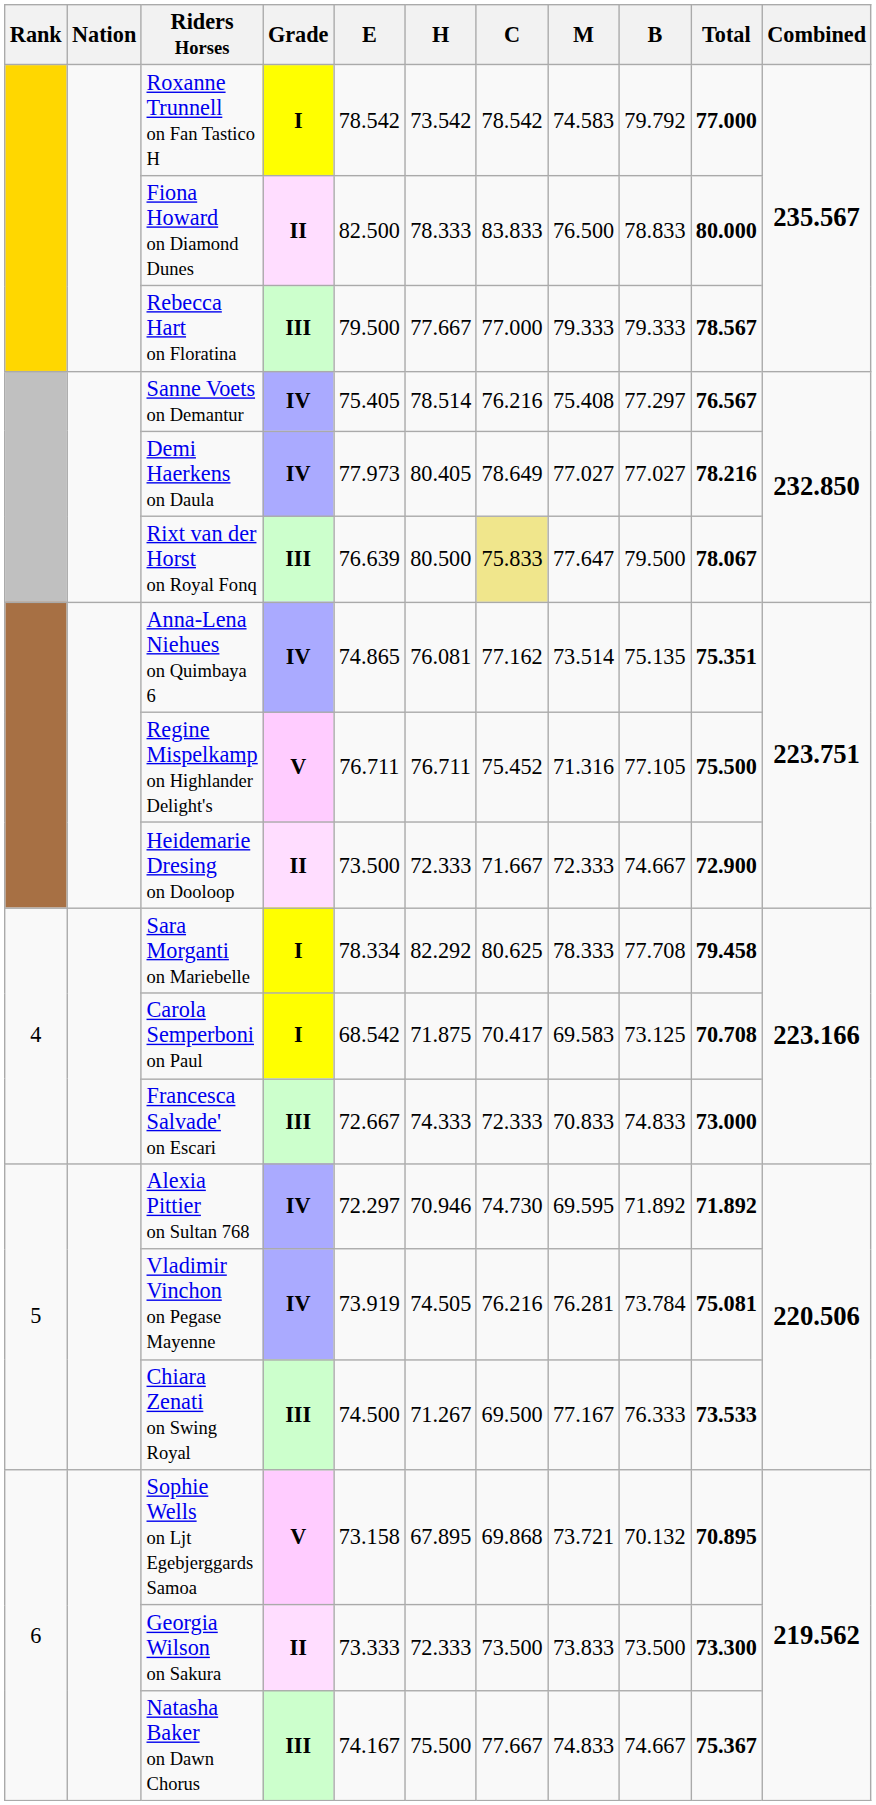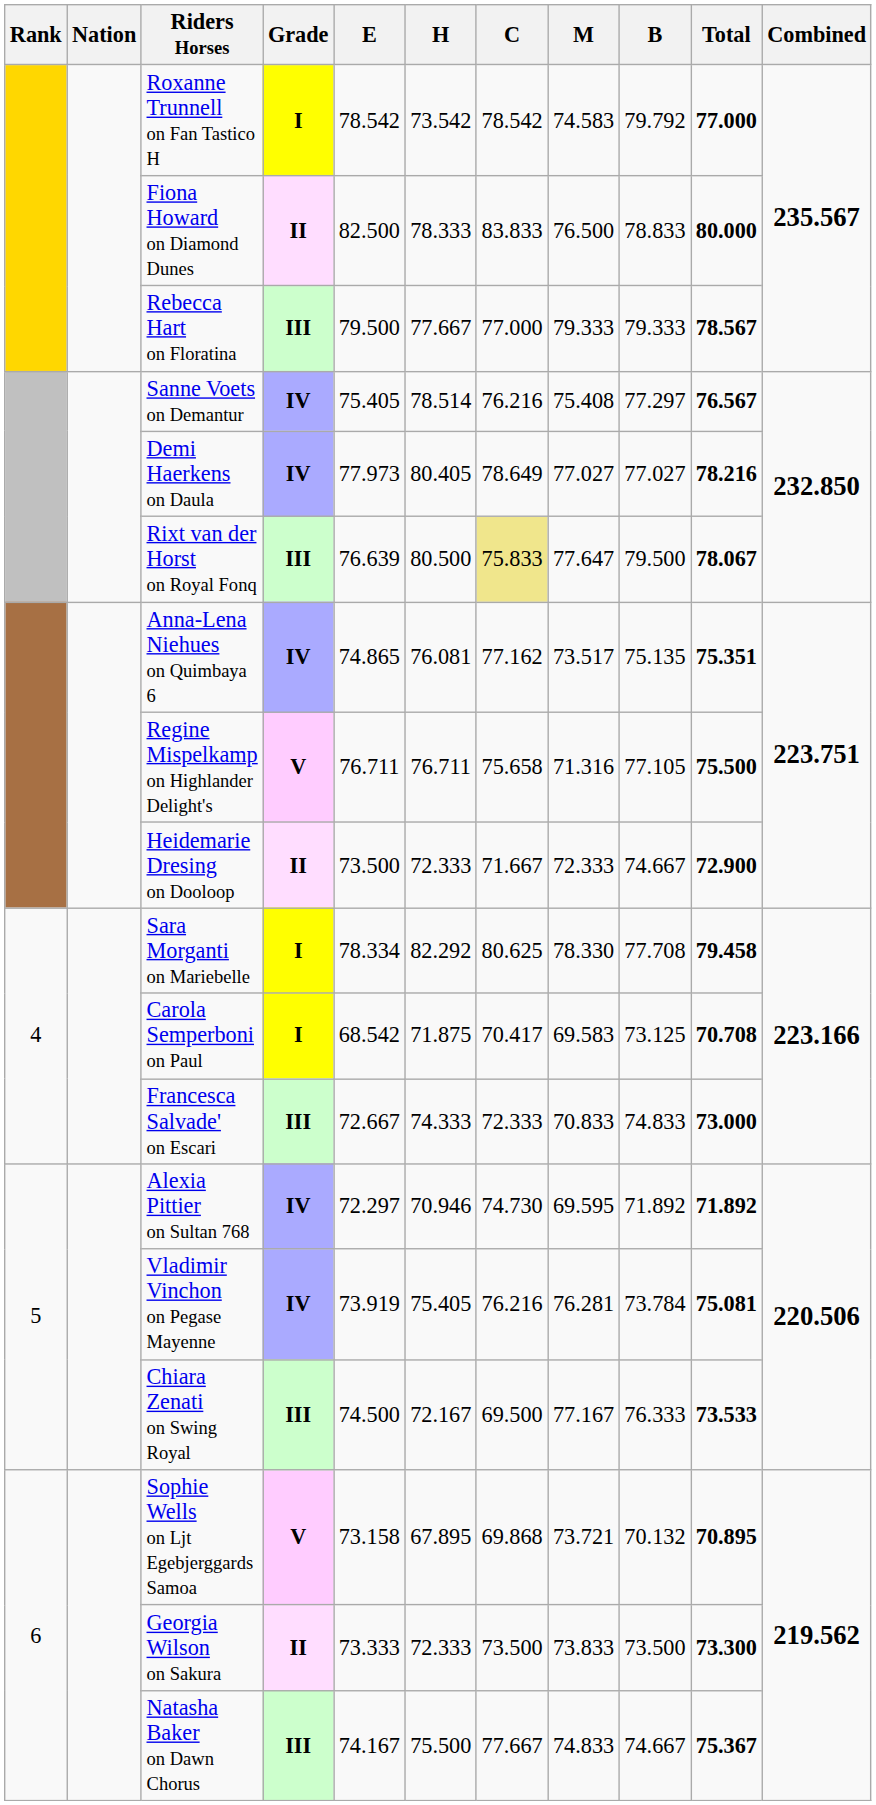(584, 656) 73.514 -> (584, 656) 73.517
(512, 767) 75.452 -> (512, 767) 75.658
(584, 950) 78.333 -> (584, 950) 78.330
(441, 1304) 74.505 -> (441, 1304) 75.405
(441, 1414) 71.267 -> (441, 1414) 72.167
